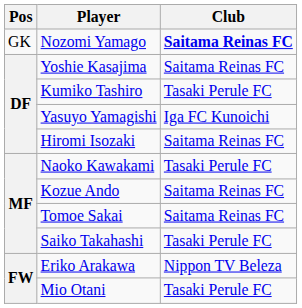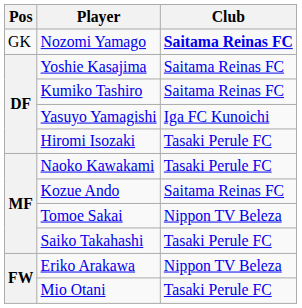(218, 91) Tasaki Perule FC -> (224, 91) Saitama Reinas FC
(224, 141) Saitama Reinas FC -> (218, 141) Tasaki Perule FC
(224, 215) Saitama Reinas FC -> (223, 215) Nippon TV Beleza
